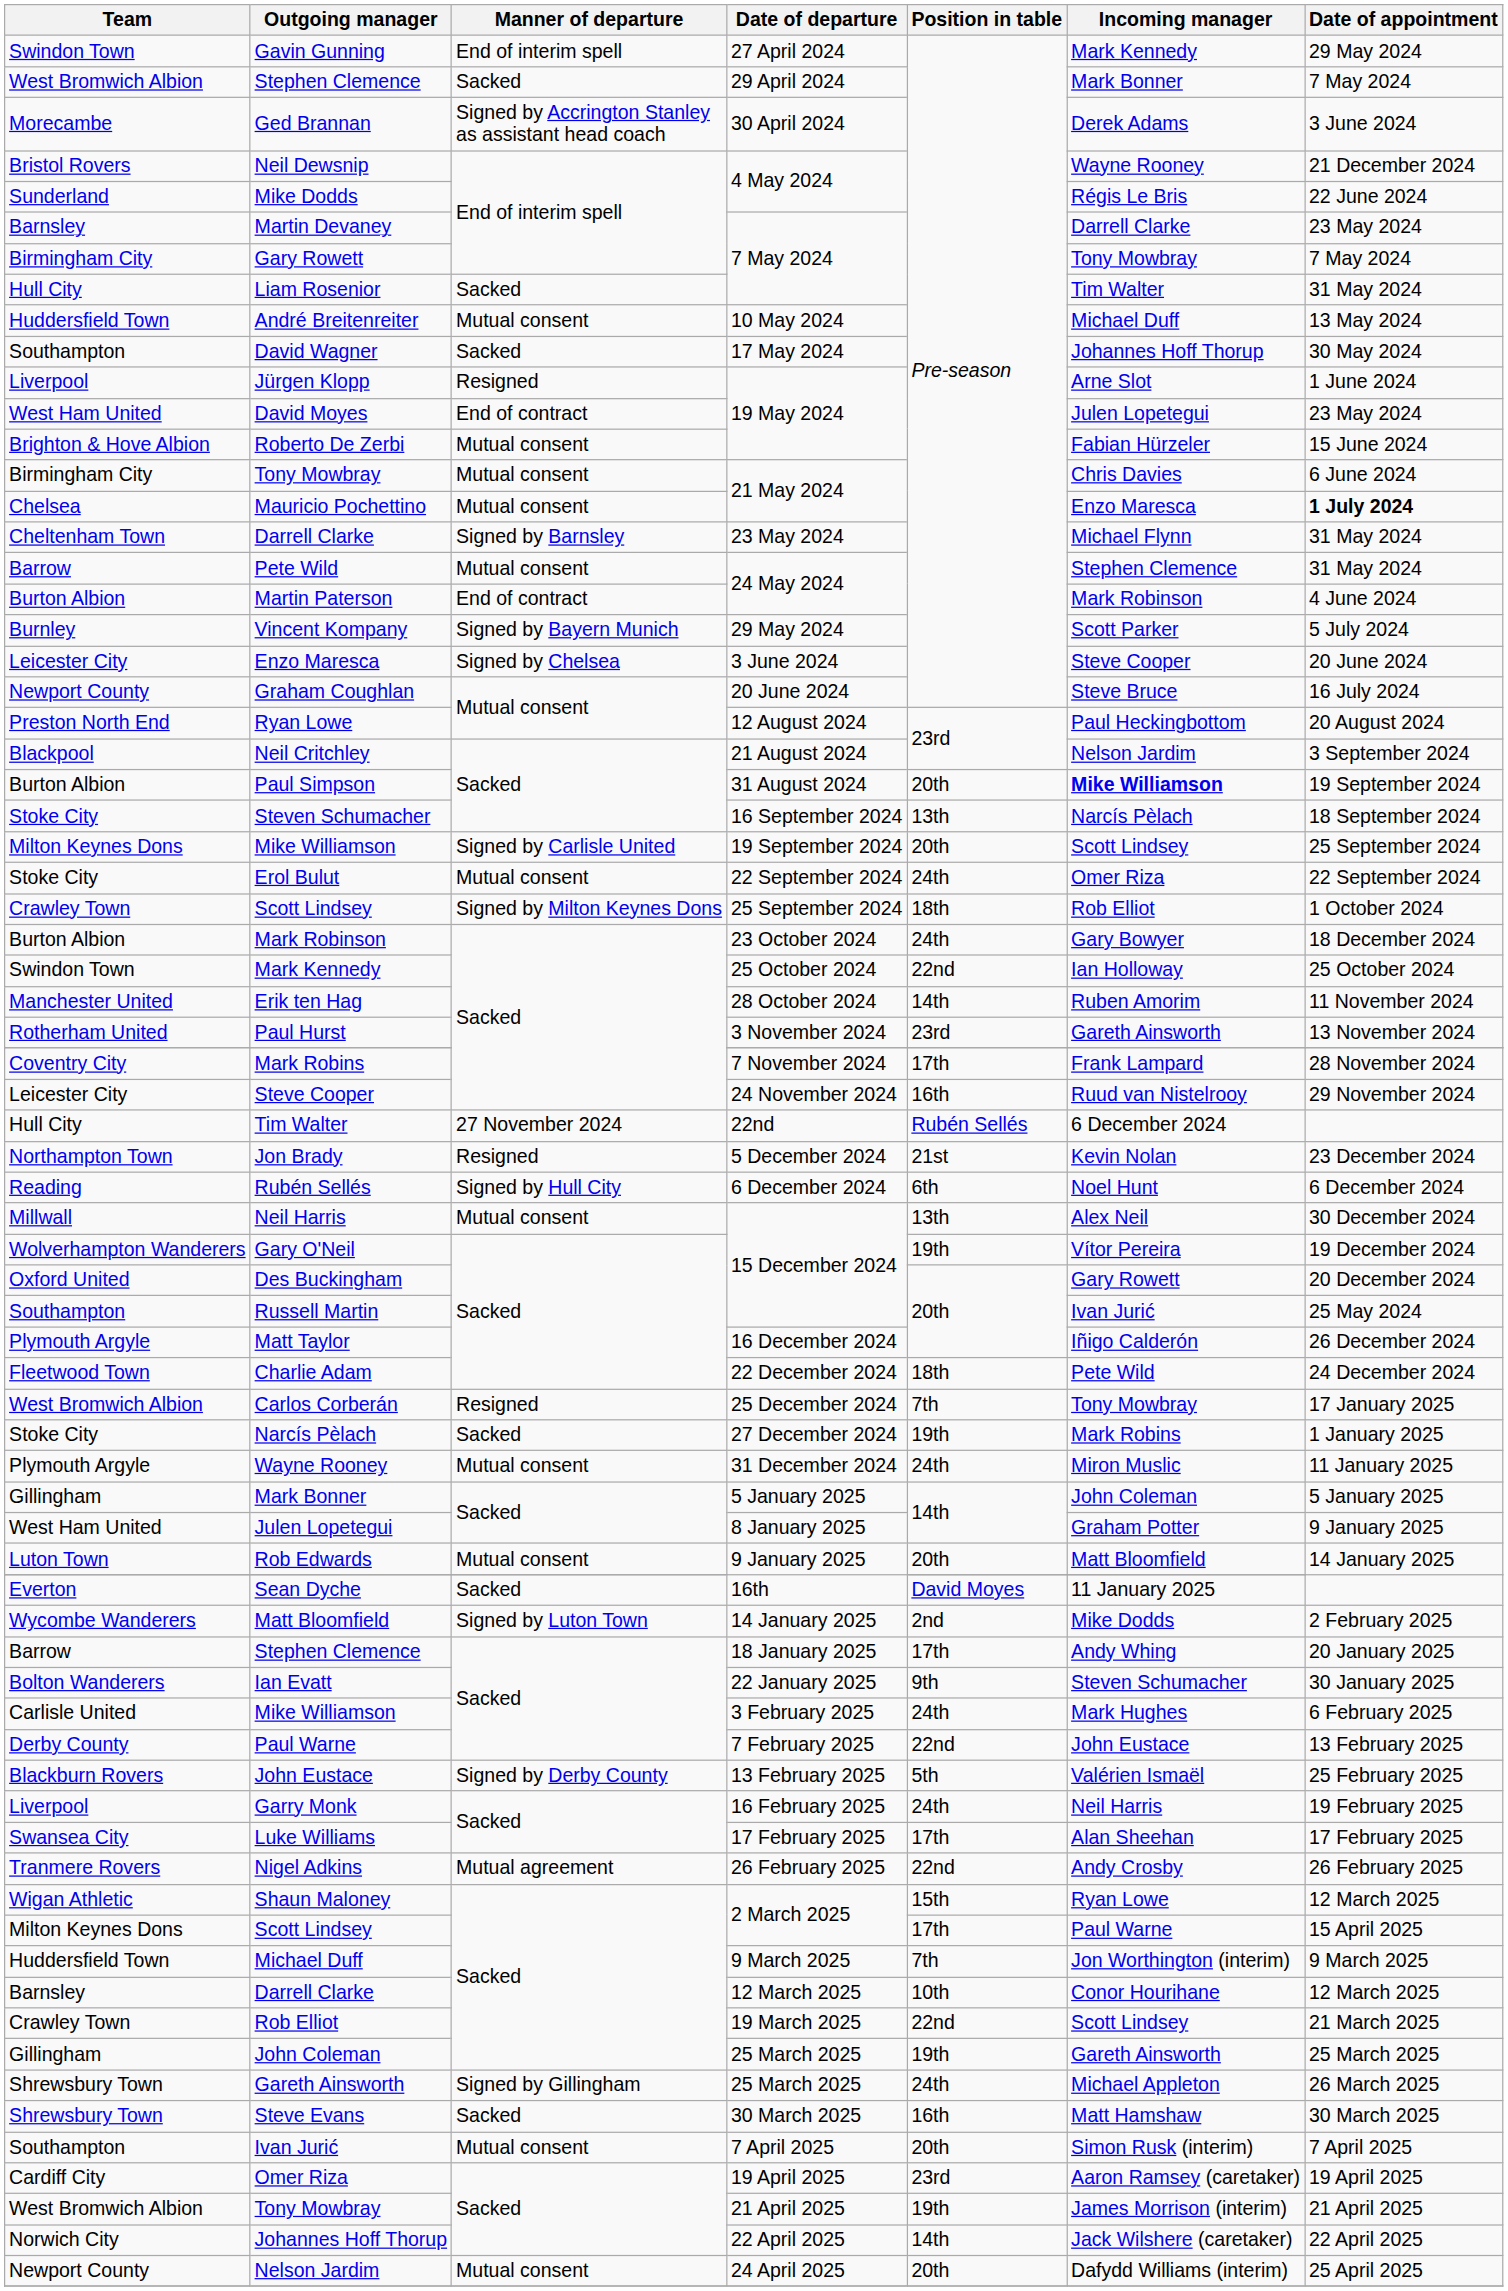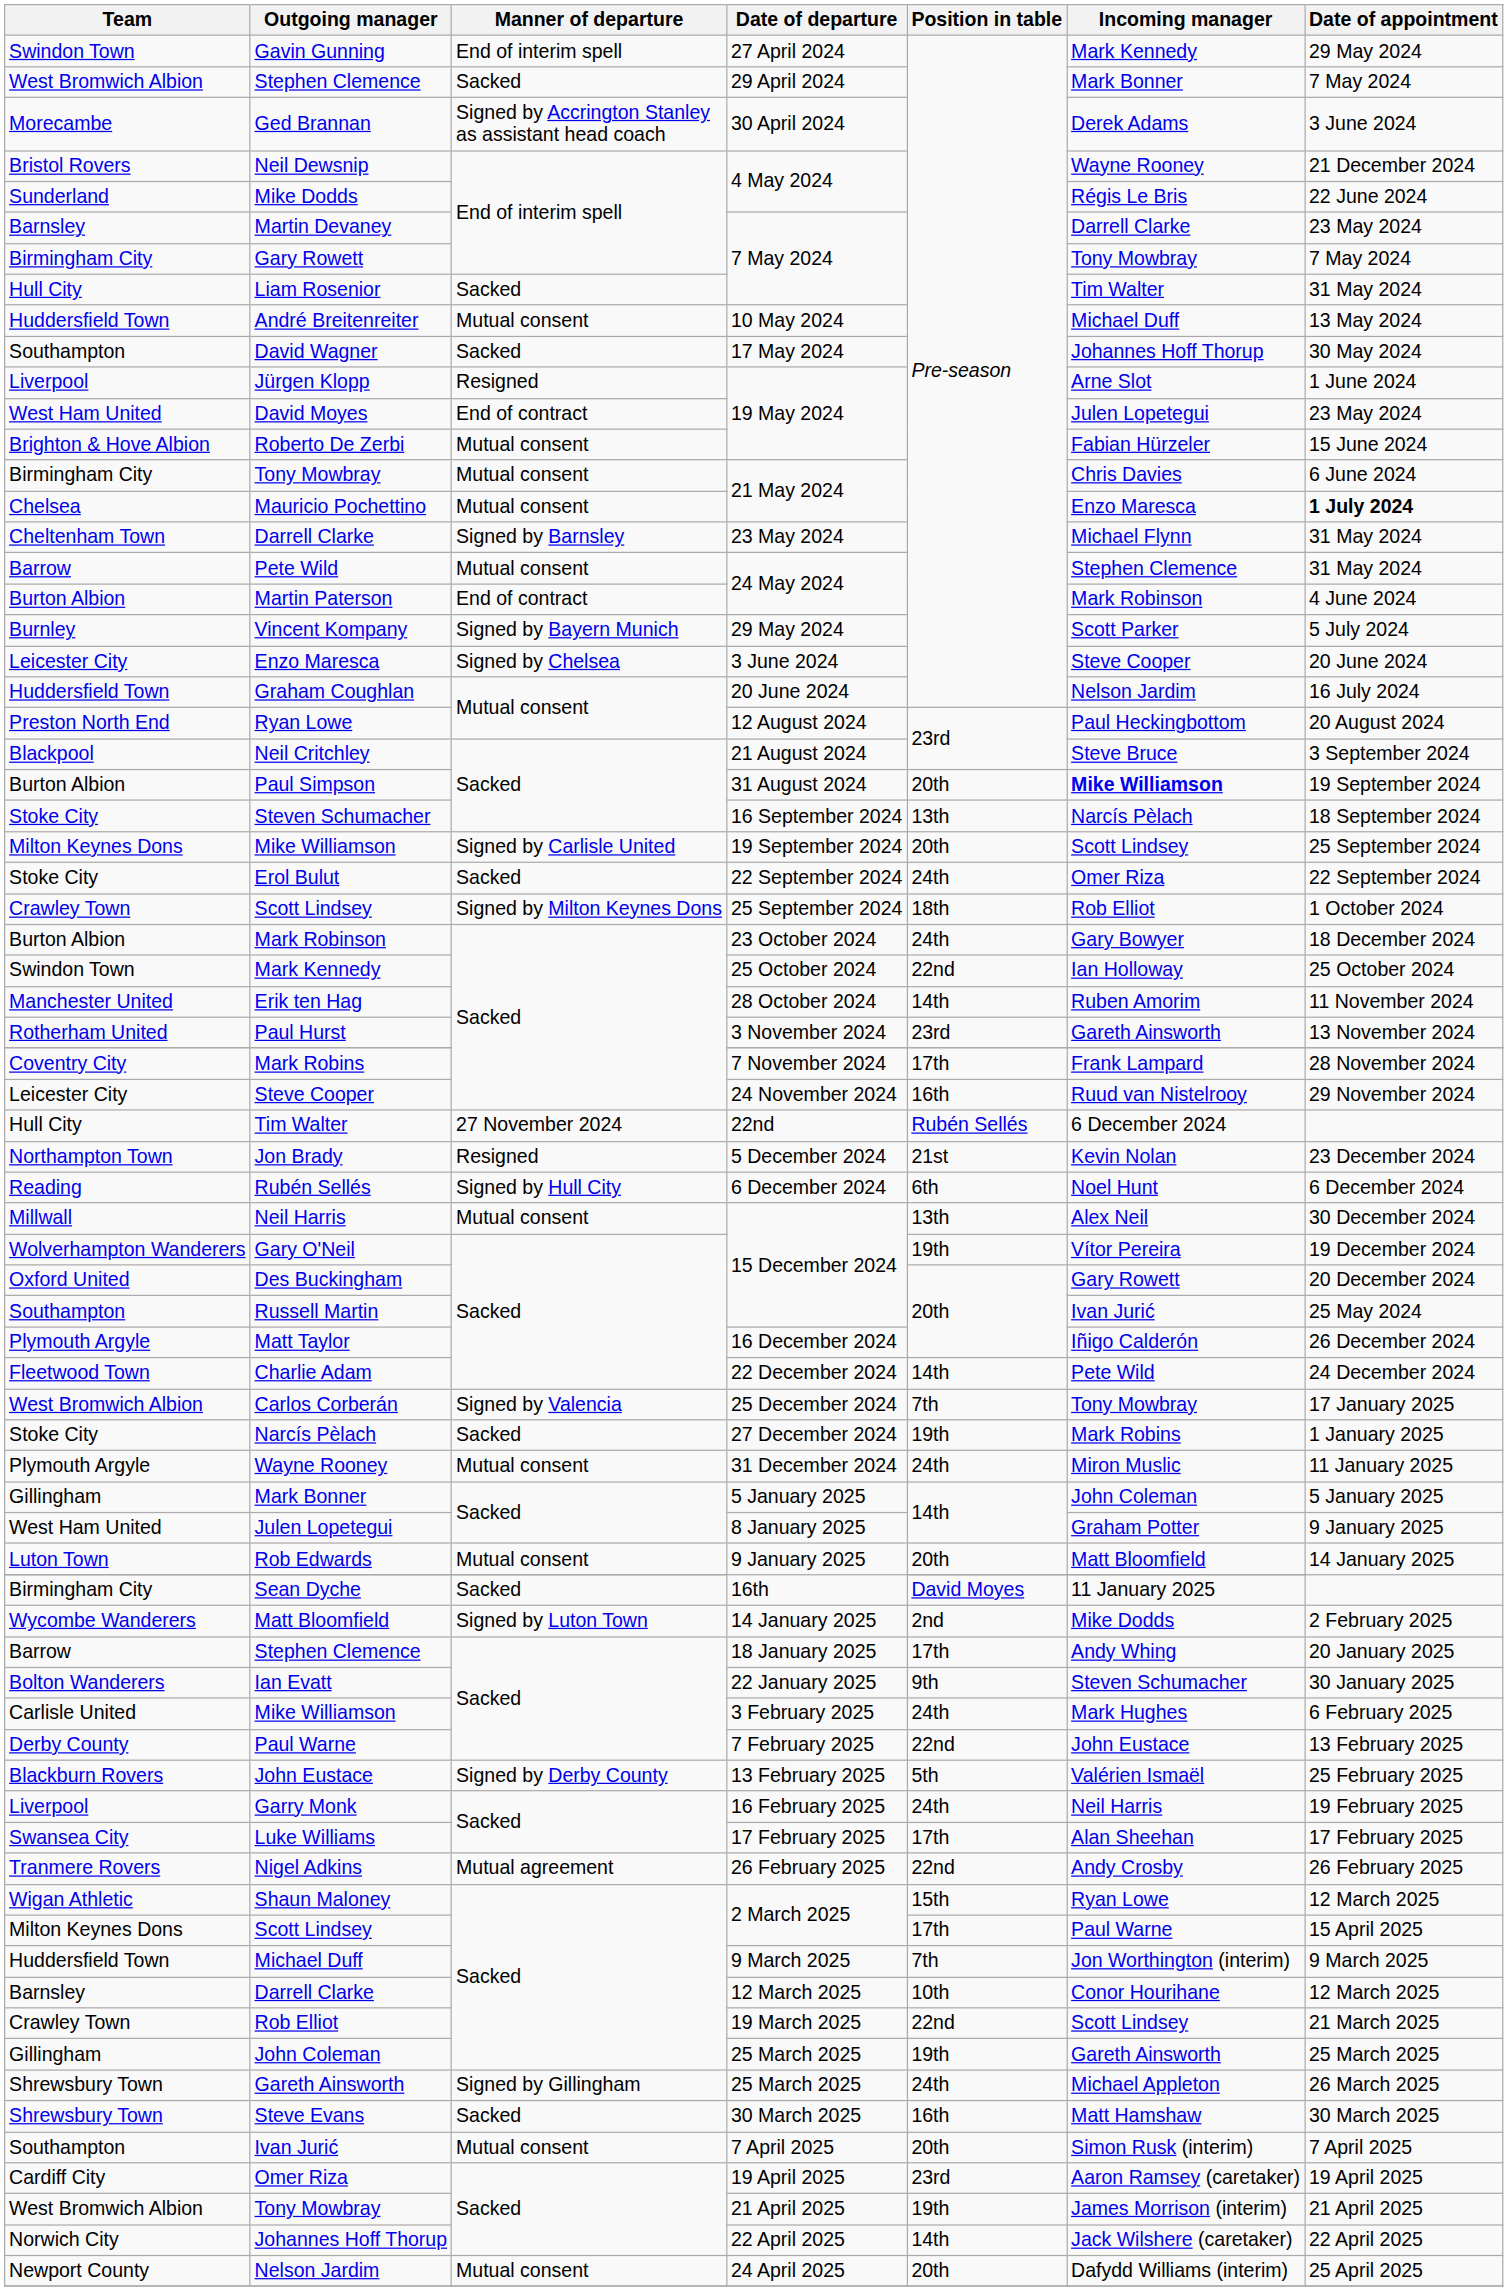(79, 692) Newport County -> (89, 692) Huddersfield Town
(1124, 692) Steve Bruce -> (1134, 692) Nelson Jardim
(1134, 753) Nelson Jardim -> (1124, 753) Steve Bruce
(522, 877) Mutual consent -> (489, 877) Sacked
(930, 1373) 18th -> (930, 1373) 14th
(497, 1404) Resigned -> (539, 1404) Signed by Valencia
(43, 1589) Everton -> (81, 1589) Birmingham City
